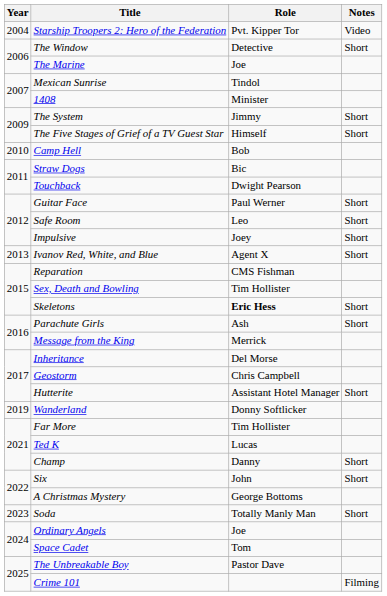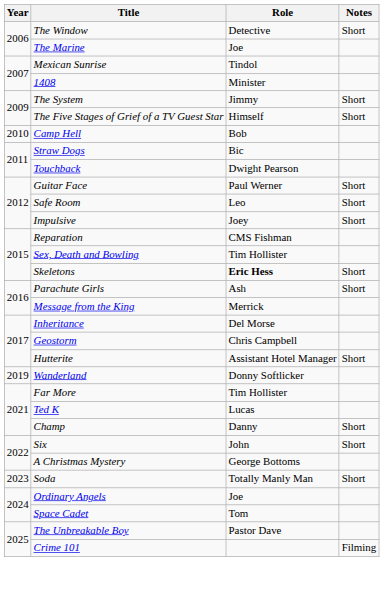- row: (130, 30)
- row: (96, 254)
